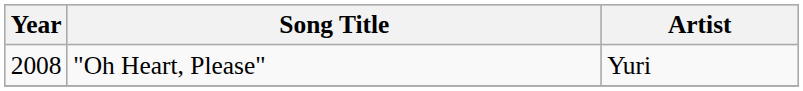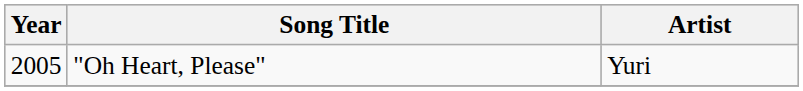(36, 65) 2008 -> (36, 65) 2005
